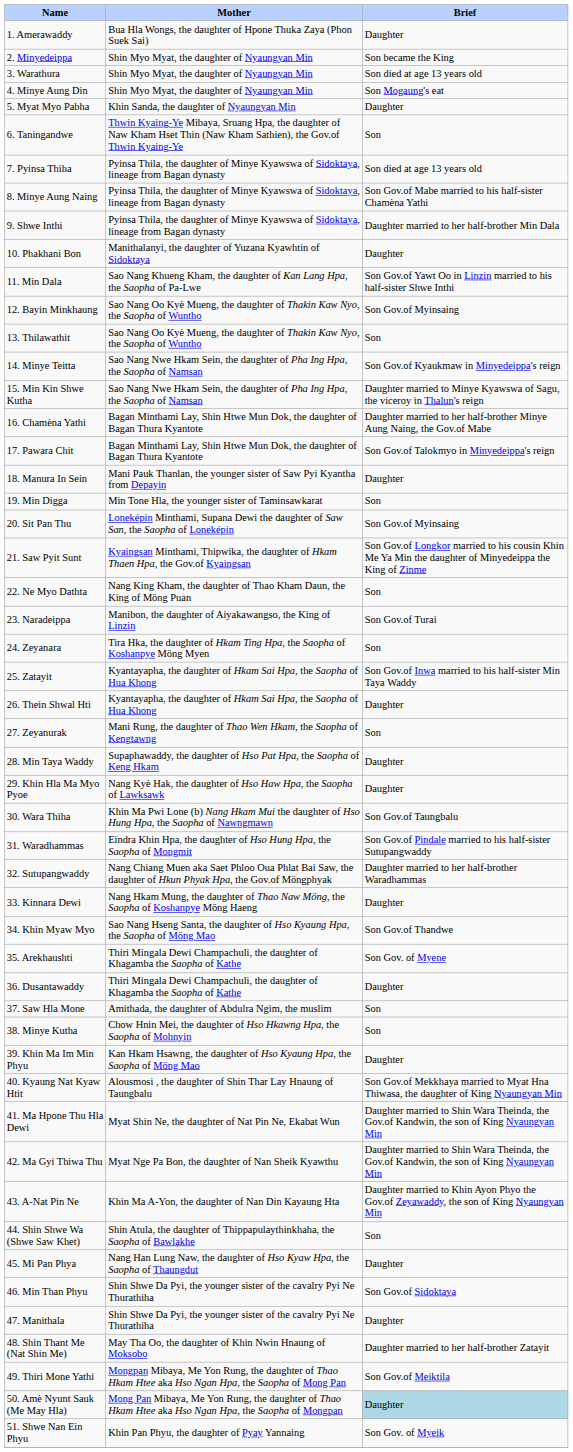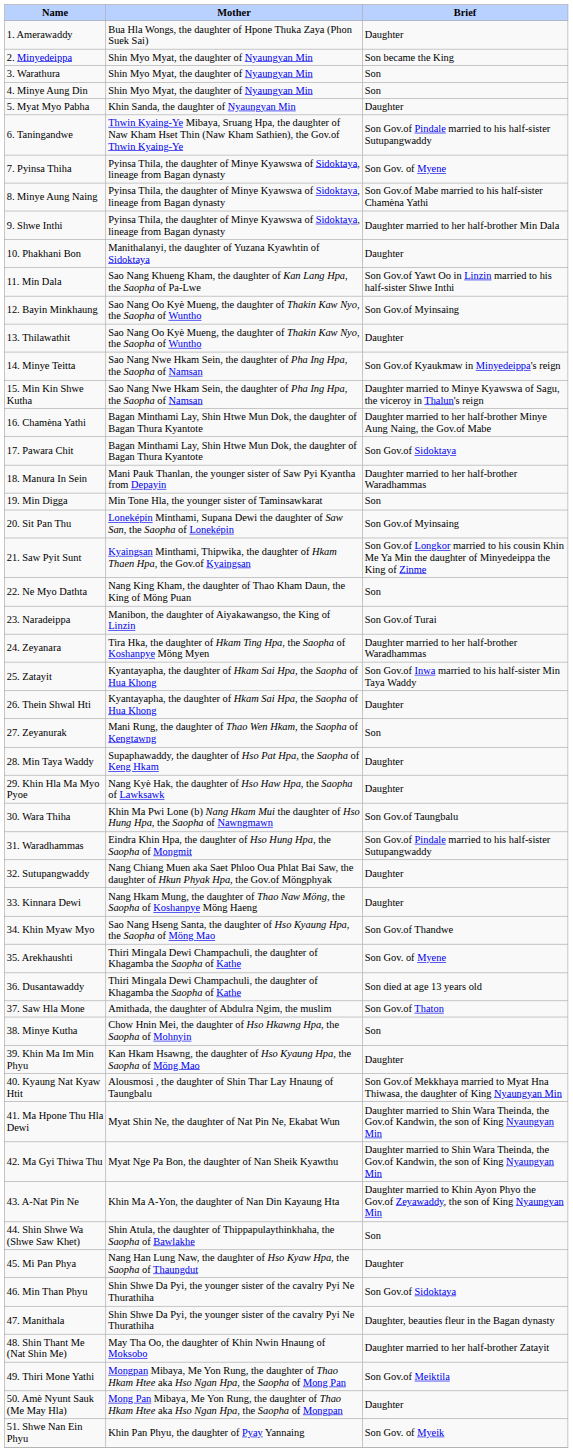(423, 73) Son died at age 13 years old -> (373, 73) Son
(404, 90) Son Mogaung's eat -> (373, 90) Son
(373, 135) Son -> (457, 135) Son Gov.of Pindale married to his half-sister Sutupangwaddy
(423, 169) Son died at age 13 years old -> (405, 169) Son Gov. of Myene
(373, 338) Son -> (384, 338) Daughter
(460, 451) Son Gov.of Talokmyo in Minyedeippa's reign -> (410, 451) Son Gov.of Sidoktaya
(384, 479) Daughter -> (441, 479) Daughter married to her half-brother Waradhammas
(373, 648) Son -> (441, 648) Daughter married to her half-brother Waradhammas
(441, 873) Daughter married to her half-brother Waradhammas -> (384, 873) Daughter
(384, 986) Daughter -> (423, 986) Son died at age 13 years old
(373, 1009) Son -> (404, 1009) Son Gov.of Thaton
(384, 1320) Daughter -> (460, 1320) Daughter, beauties fleur in the Bagan dynasty
(384, 1404) lightblue background -> (384, 1404) no background
